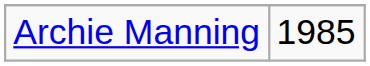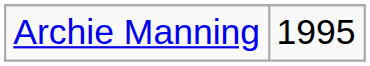(316, 32) 1985 -> (316, 32) 1995
